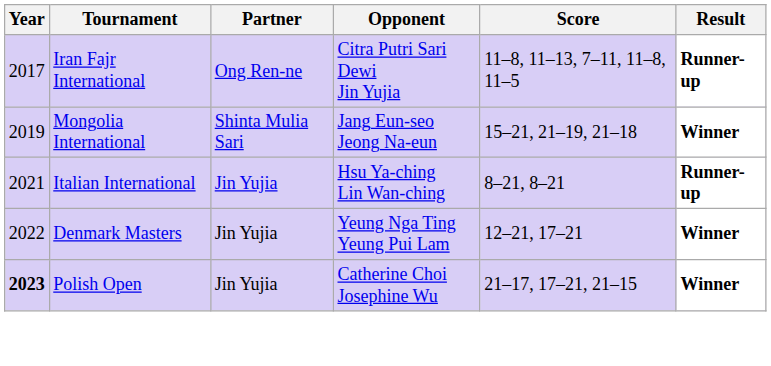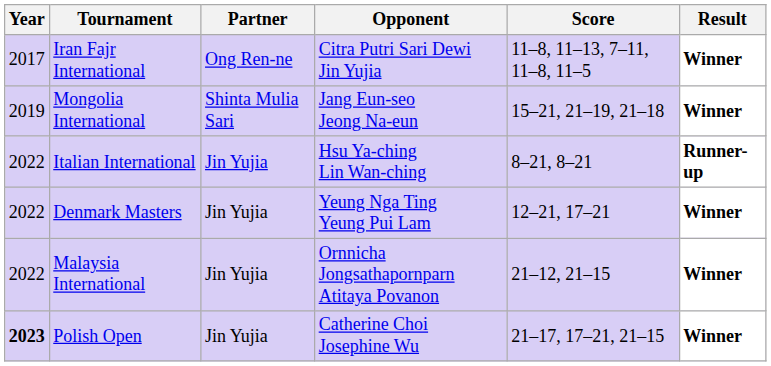(713, 70) Runner-up -> (713, 60) Winner
(27, 183) 2021 -> (27, 161) 2022
+ row: (99, 274)
